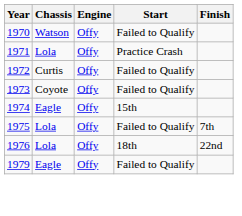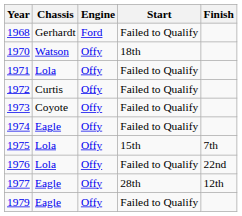+ row: (18, 32)
(156, 32) Failed to Qualify -> (130, 51) 18th
(150, 51) Practice Crash -> (159, 70) Failed to Qualify
(127, 108) 15th -> (159, 126) Failed to Qualify
(156, 126) Failed to Qualify -> (130, 145) 15th
(127, 145) 18th -> (159, 164) Failed to Qualify
+ row: (18, 183)
